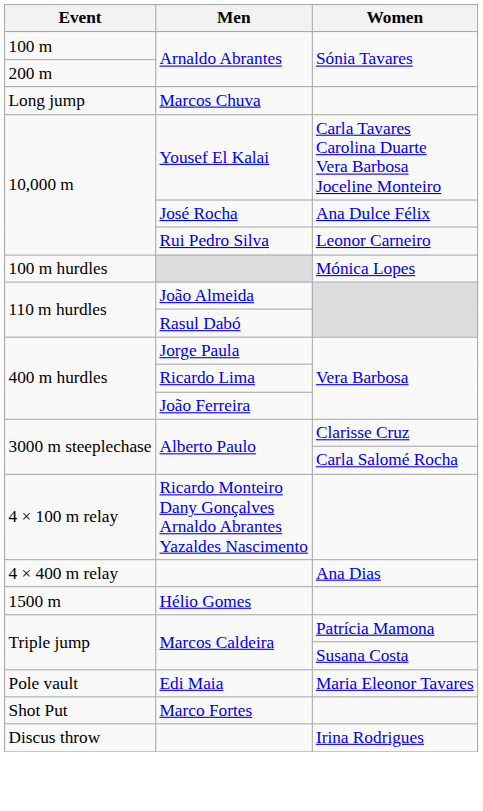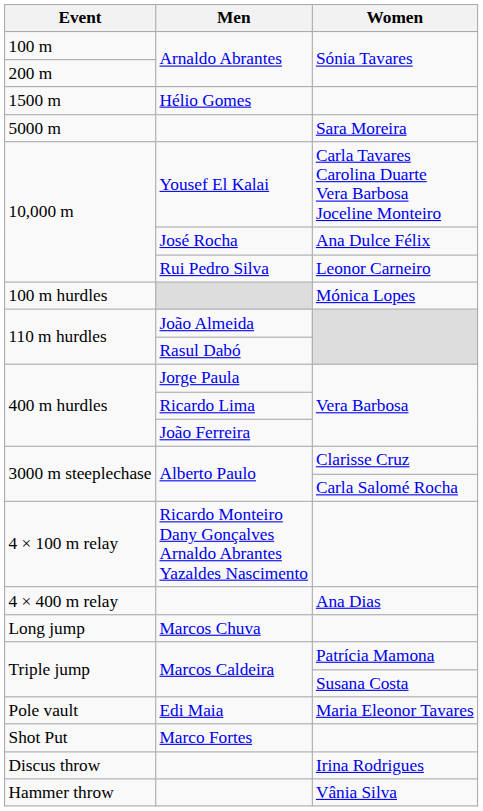rows swapped: (35, 600) <-> (47, 100)
+ row: (35, 127)
+ row: (61, 792)
